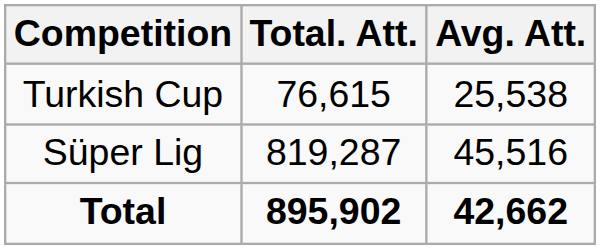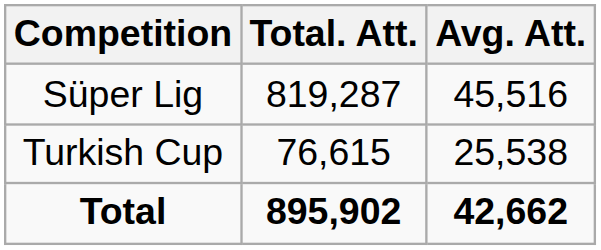rows swapped: (123, 152) <-> (123, 93)
